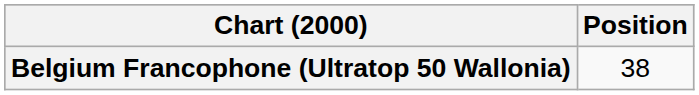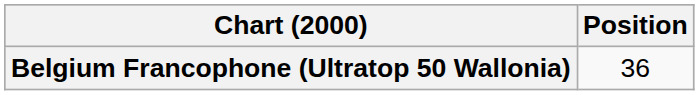(635, 67) 38 -> (635, 67) 36
